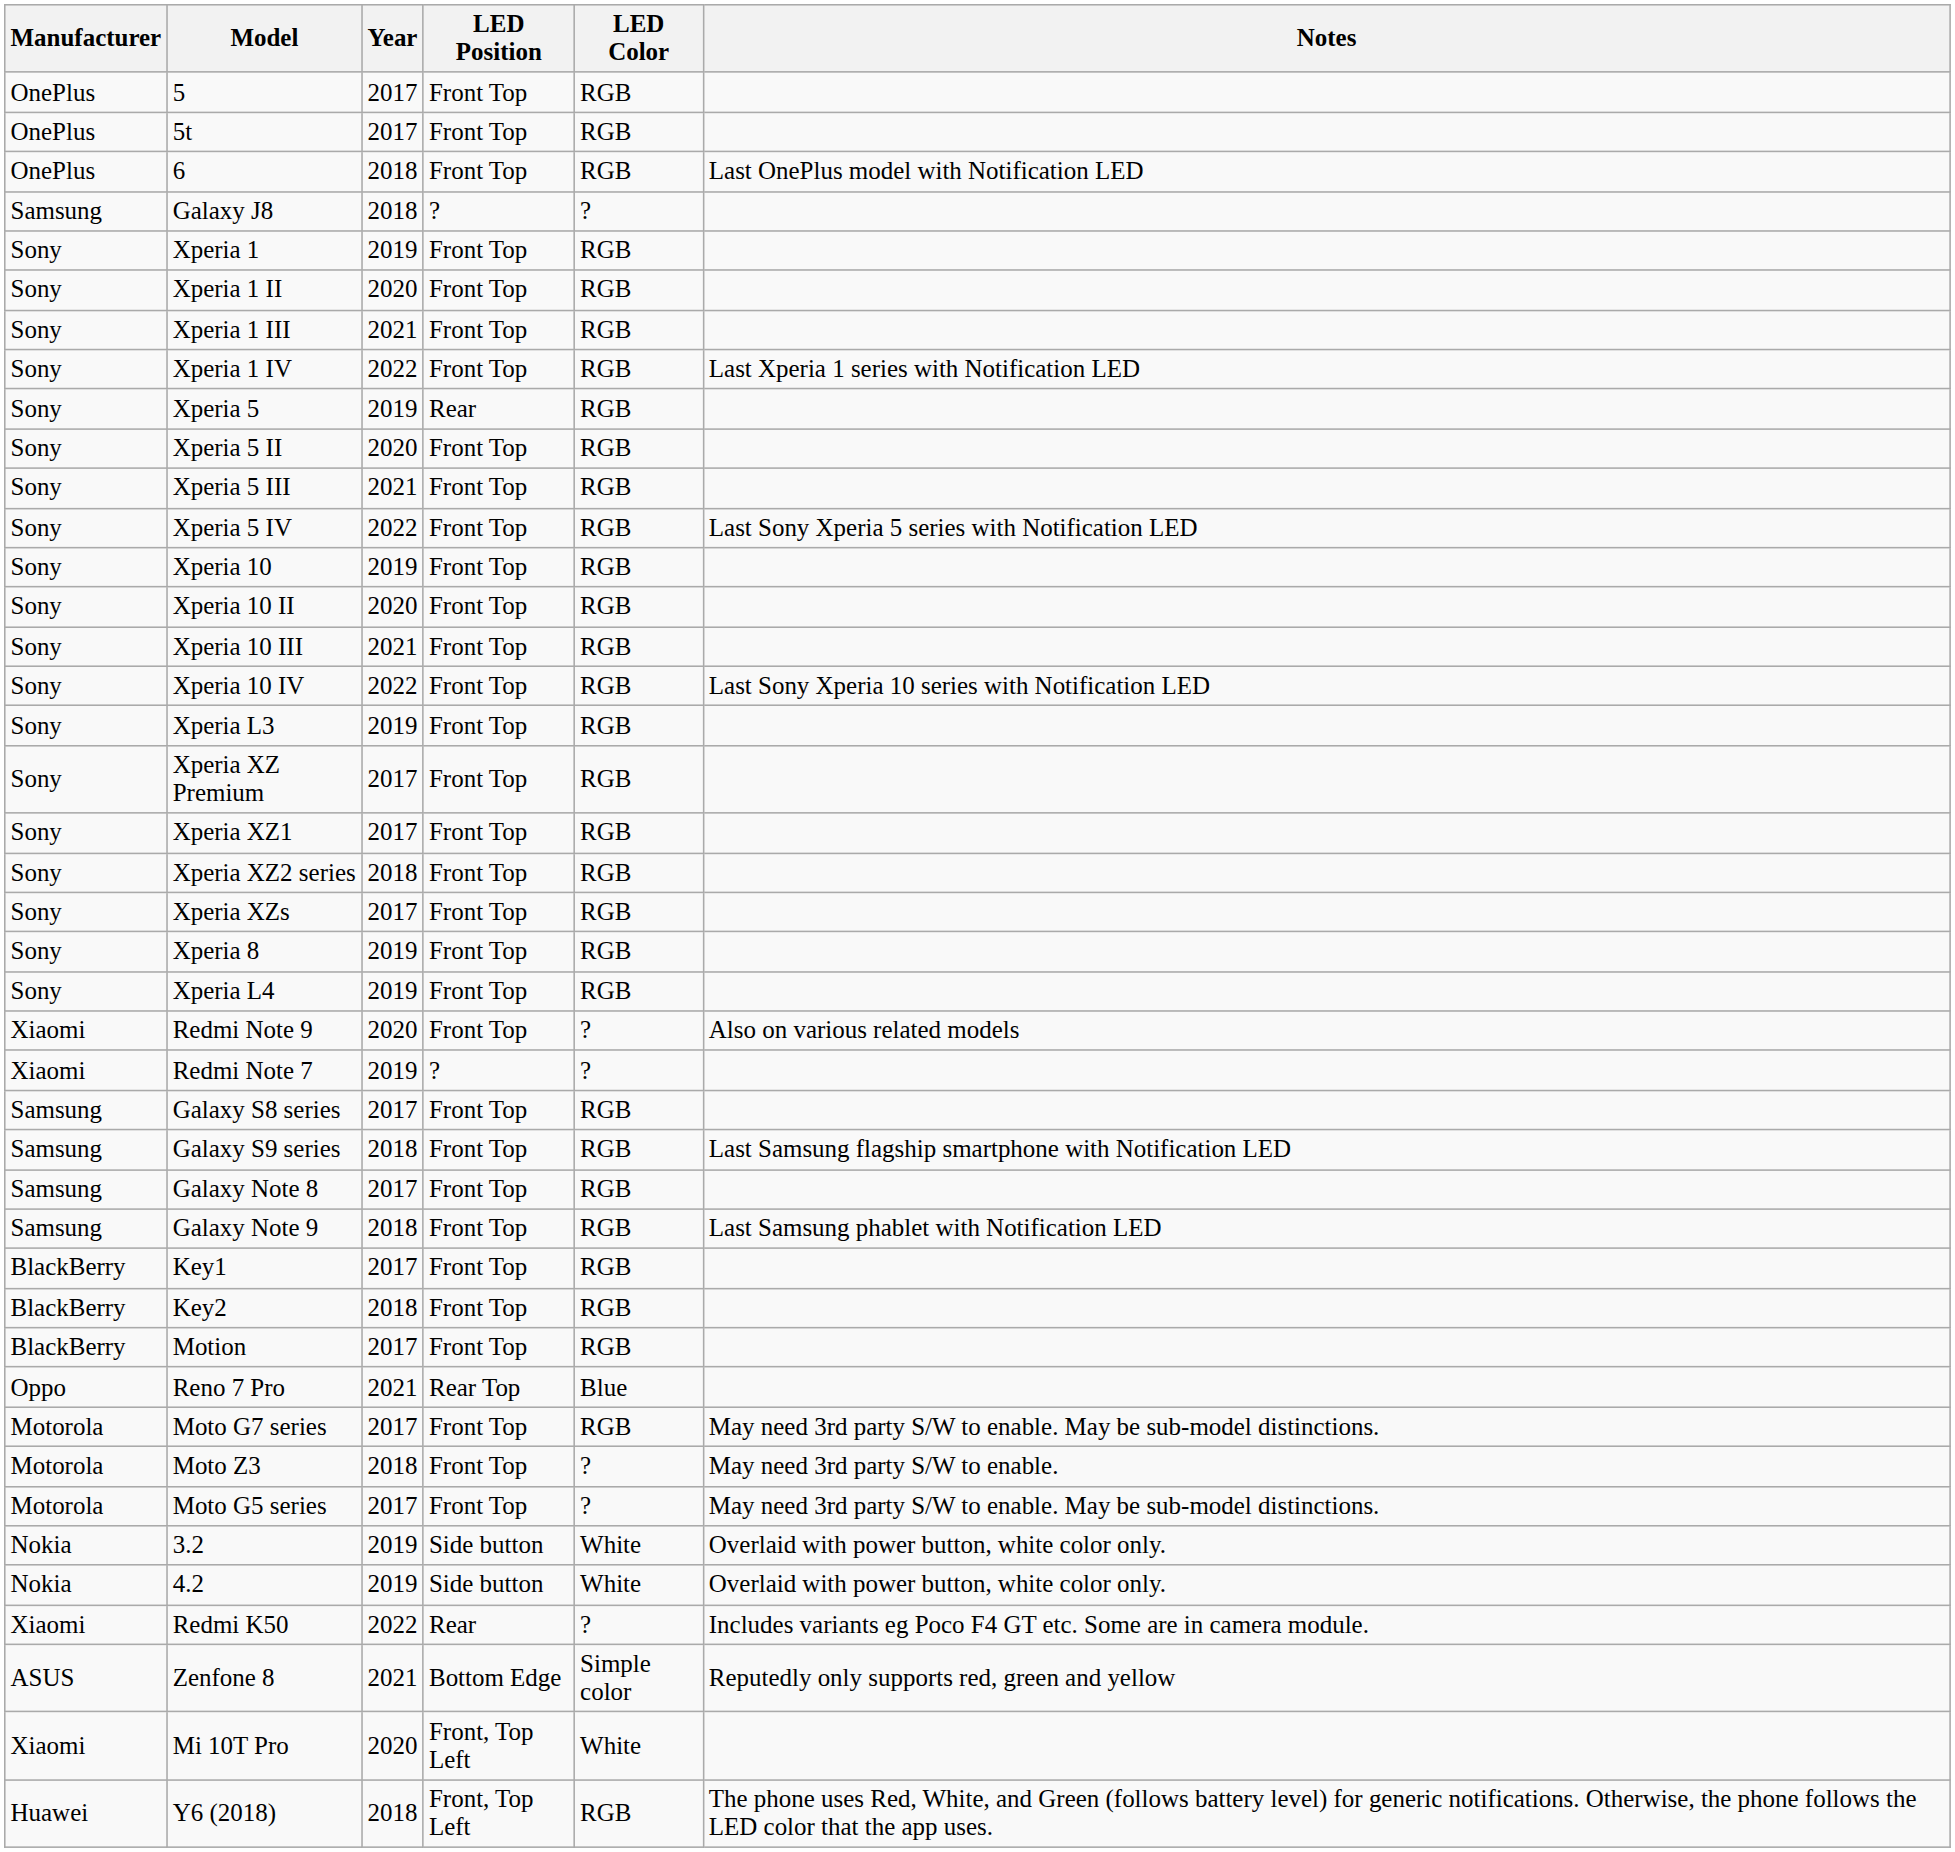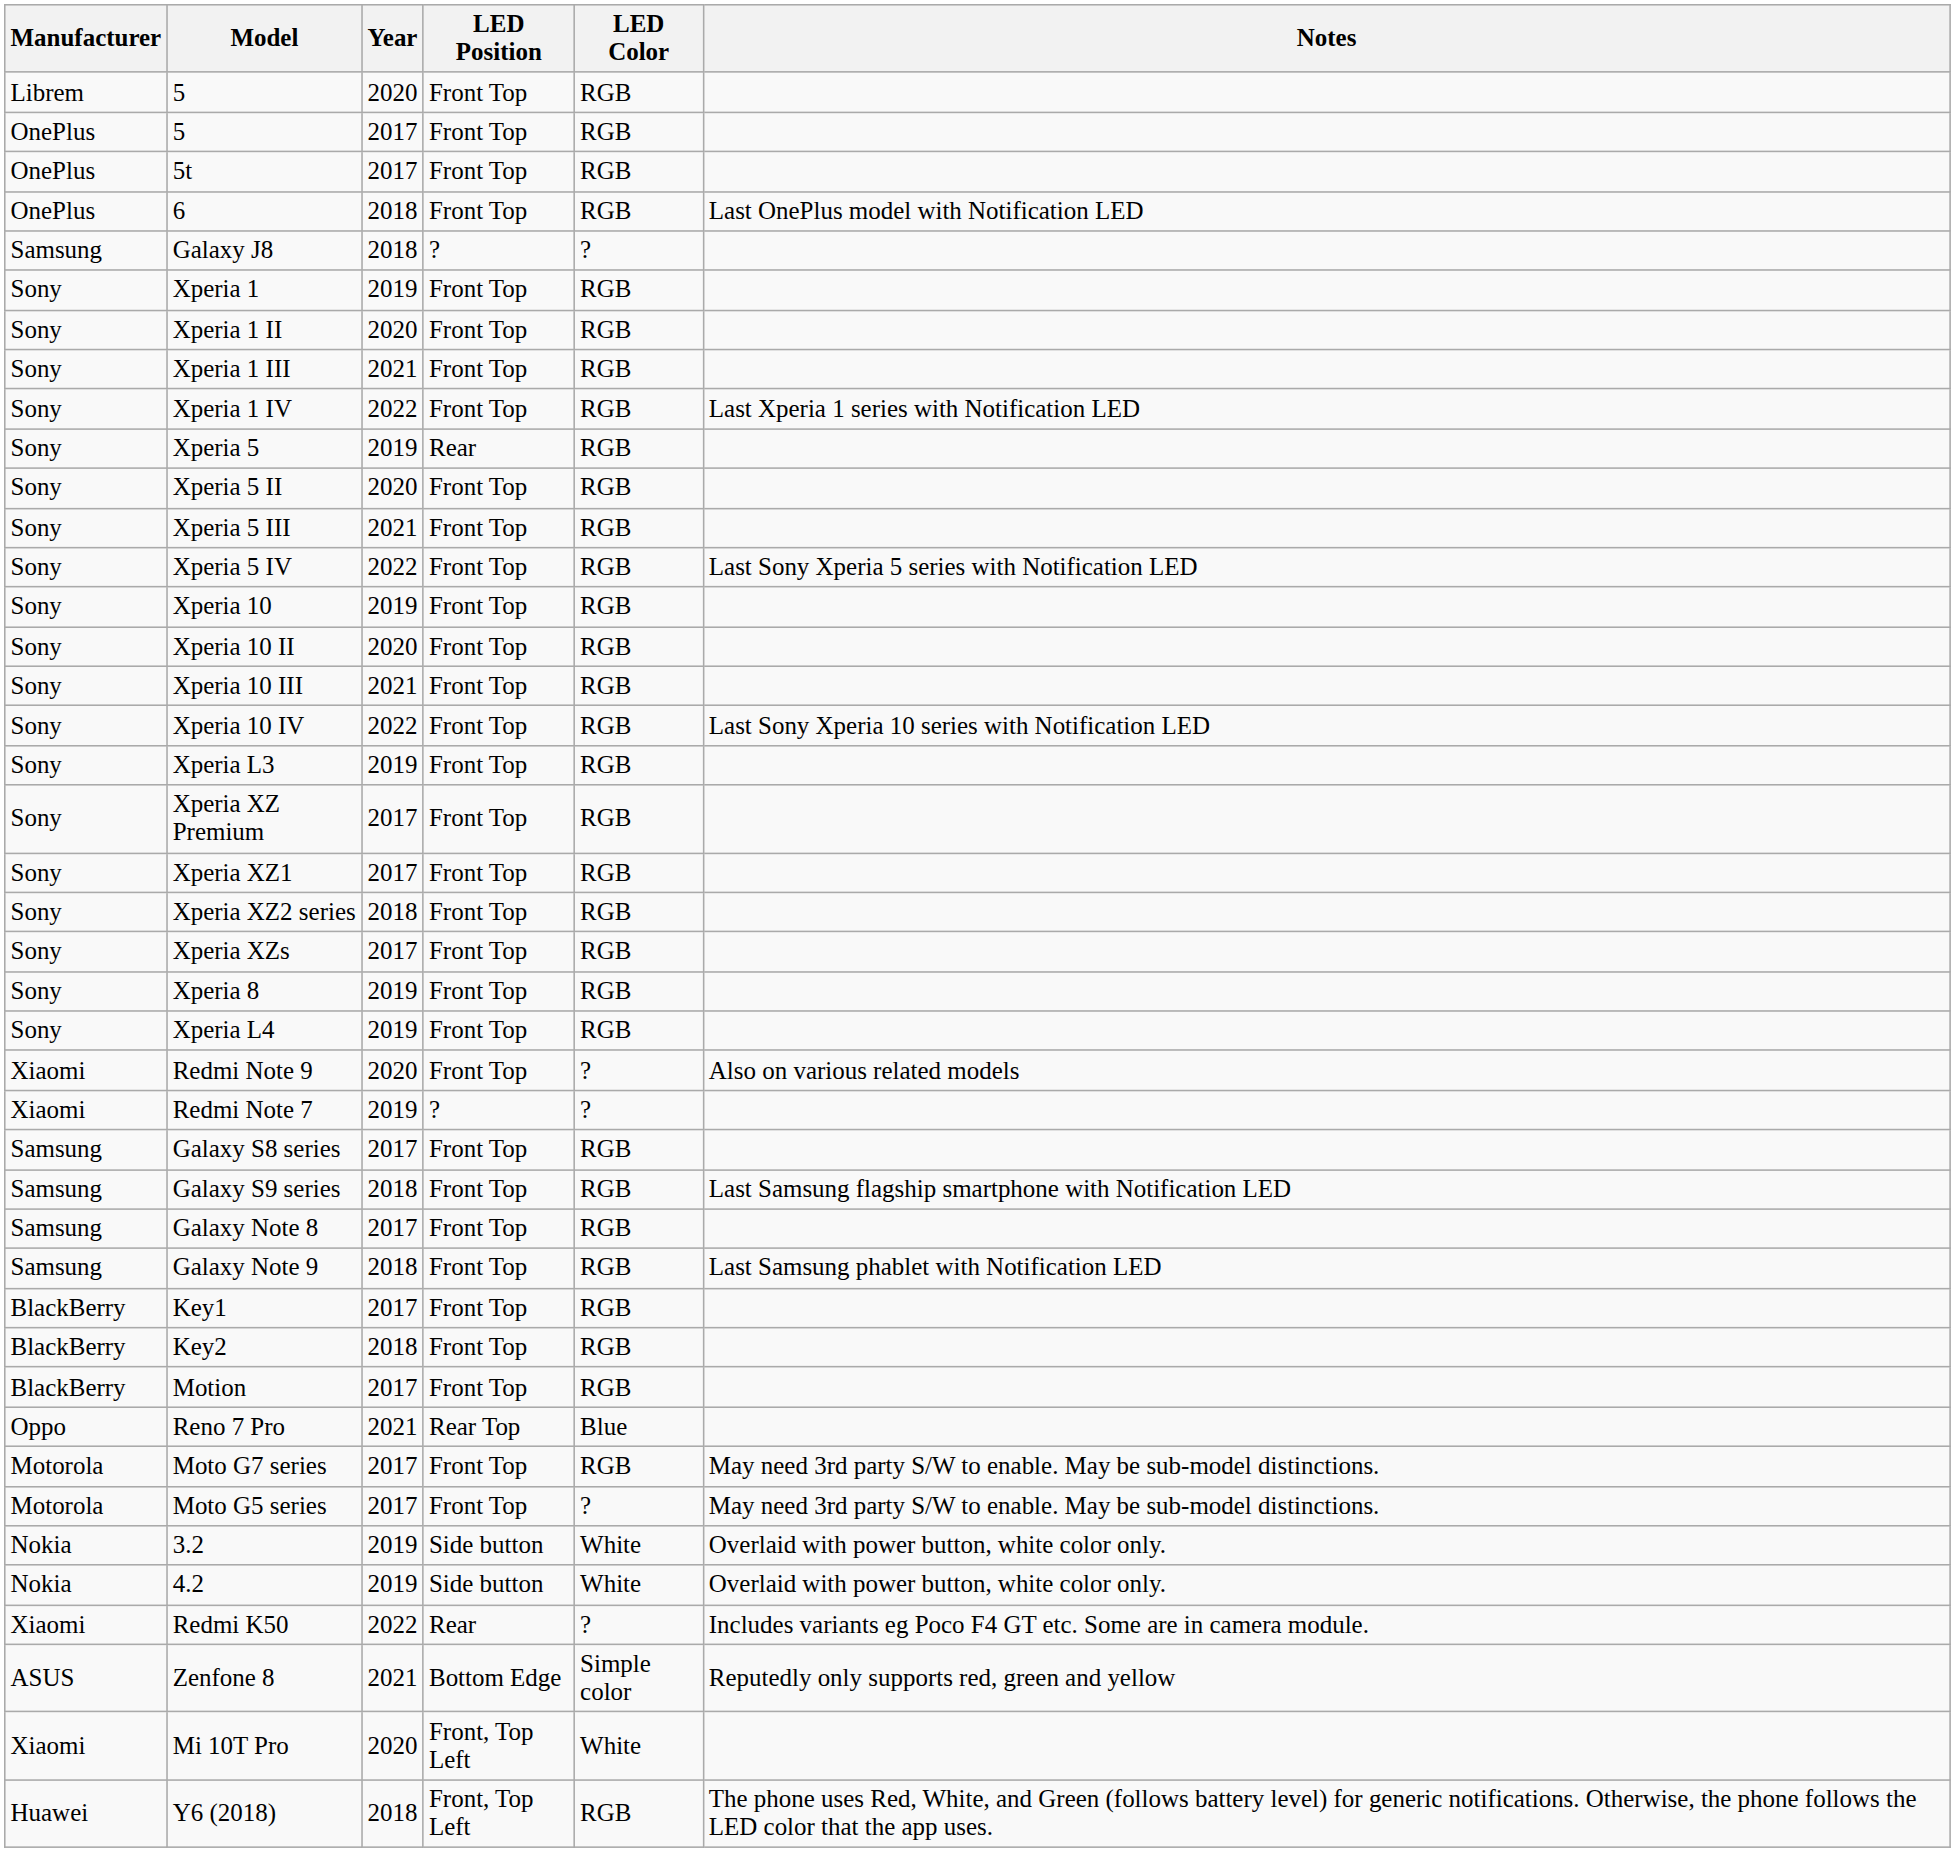+ row: (47, 91)
- row: (57, 1465)
